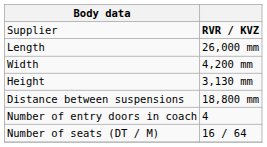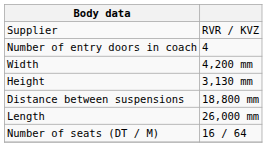(231, 30) bold -> (231, 30) normal
rows swapped: (26, 47) <-> (102, 116)
